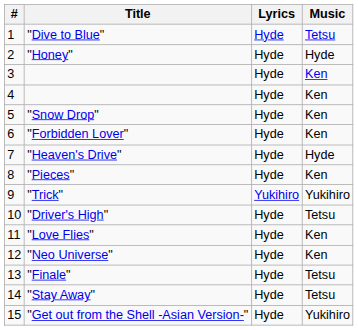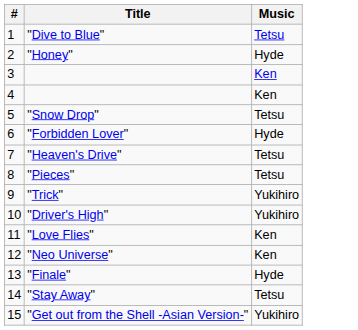- column: (277, 14)
(316, 114) Ken -> (269, 114) Tetsu
(316, 134) Ken -> (269, 134) Hyde
(320, 154) Hyde -> (269, 154) Tetsu
(316, 174) Ken -> (269, 174) Tetsu
(320, 214) Tetsu -> (277, 214) Yukihiro
(320, 275) Tetsu -> (269, 275) Hyde
